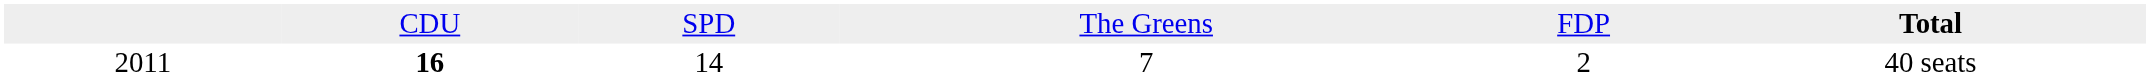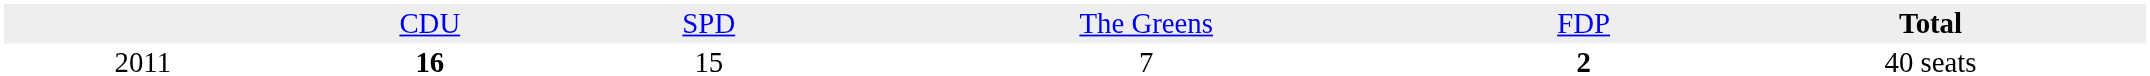(709, 62) 14 -> (709, 62) 15
(1584, 62) normal -> (1584, 62) bold
